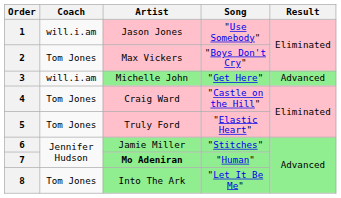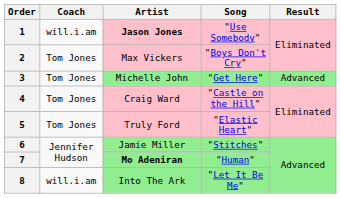(152, 32) normal -> (152, 32) bold
(71, 78) will.i.am -> (71, 78) Tom Jones
(71, 180) Tom Jones -> (71, 180) will.i.am
